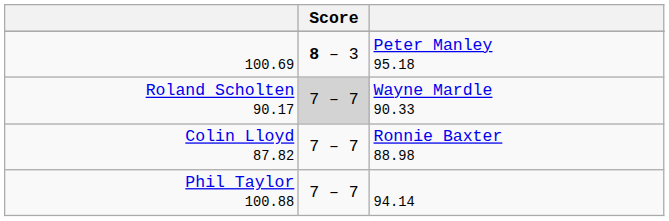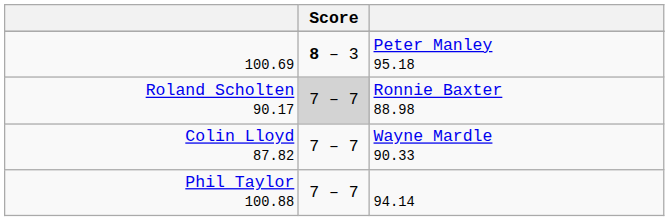(433, 100) Wayne Mardle 90.33 -> (438, 100) Ronnie Baxter 88.98
(438, 146) Ronnie Baxter 88.98 -> (433, 146) Wayne Mardle 90.33
